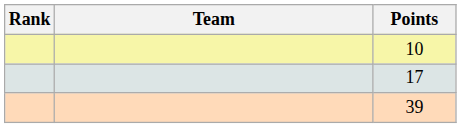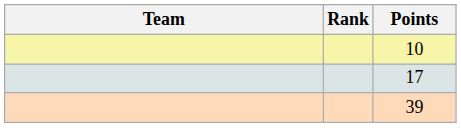columns swapped: (30, 19) <-> (214, 19)
